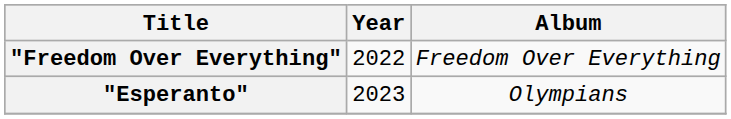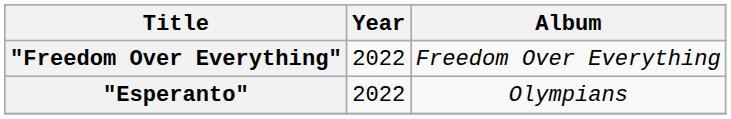(379, 95) 2023 -> (379, 95) 2022
